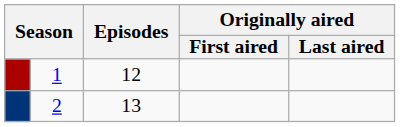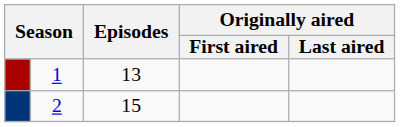(131, 74) 12 -> (131, 74) 13
(131, 105) 13 -> (131, 105) 15
